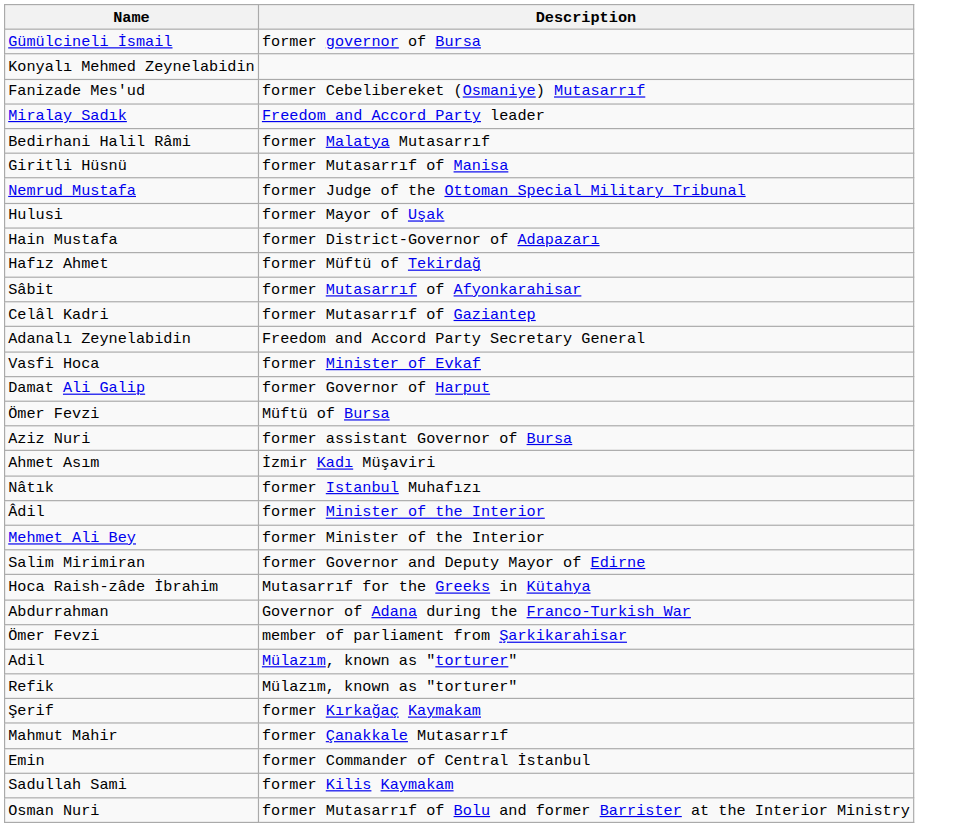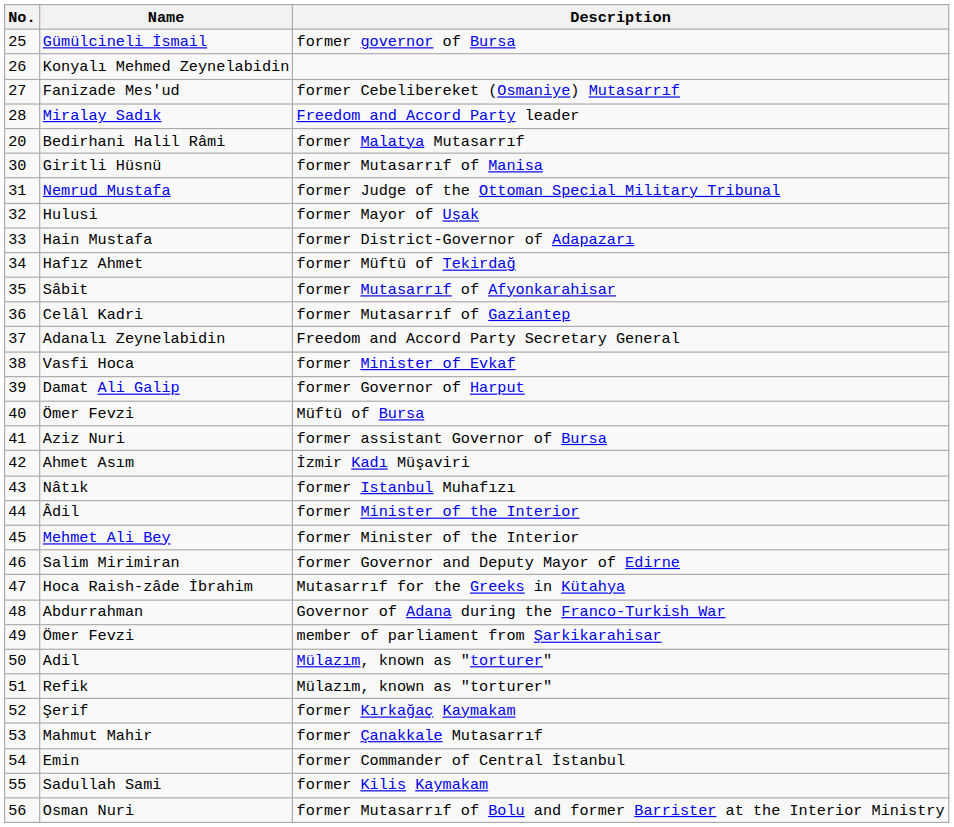+ column: (22, 17)
